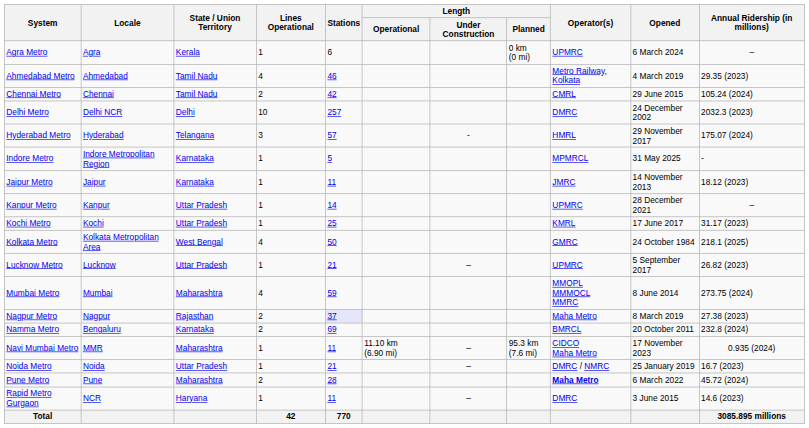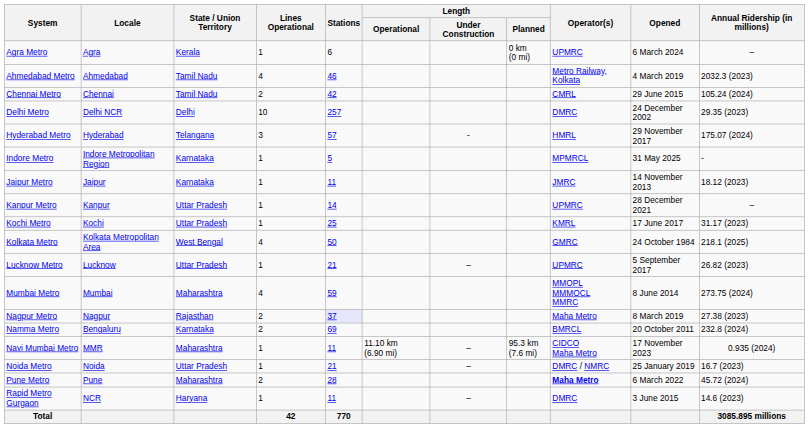(725, 76) 29.35 (2023) -> (727, 76) 2032.3 (2023)
(727, 112) 2032.3 (2023) -> (725, 112) 29.35 (2023)
